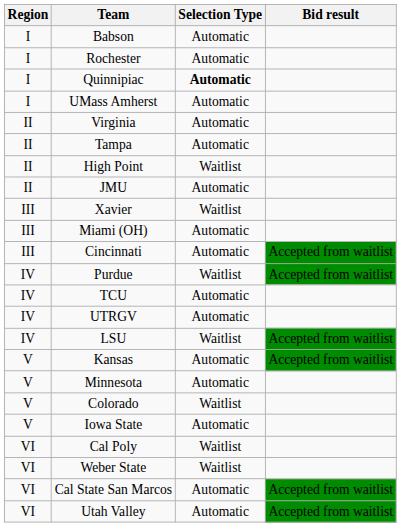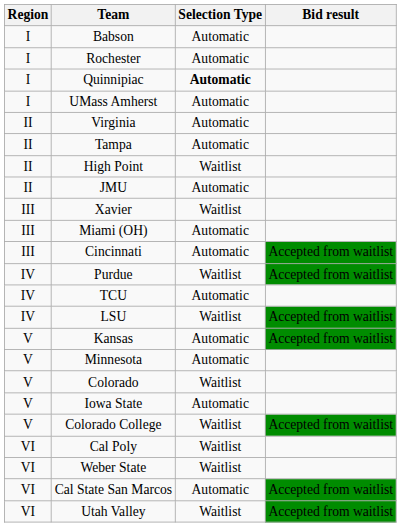- row: (113, 317)
+ row: (113, 425)
(220, 511) Automatic -> (220, 511) Waitlist
